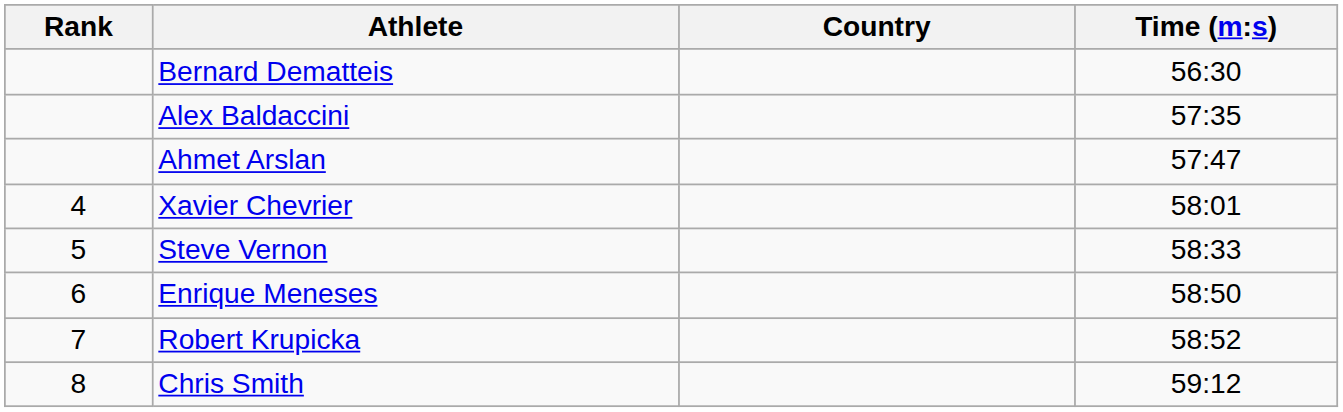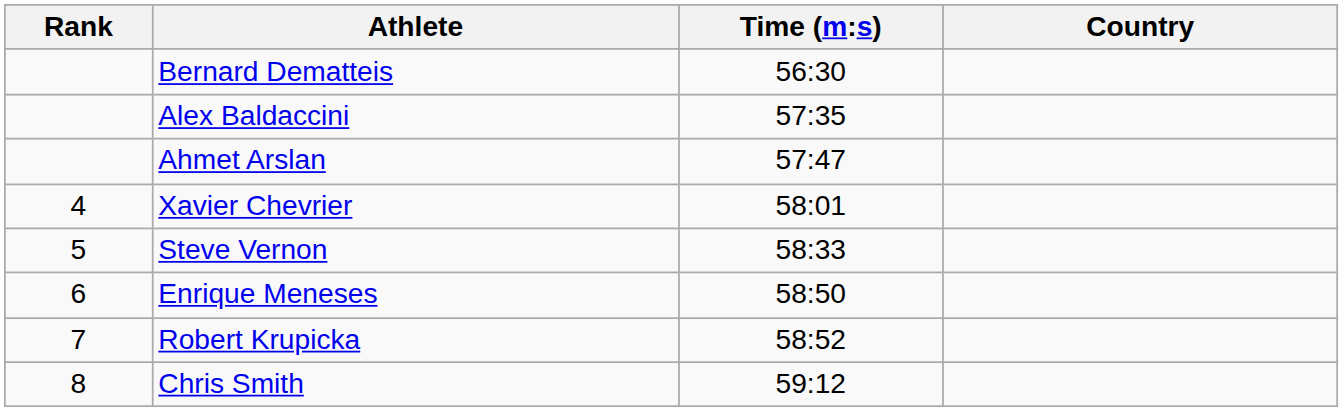columns swapped: (877, 26) <-> (1206, 26)
